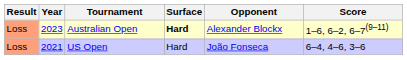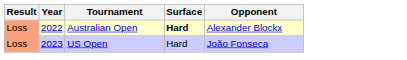- column: (353, 11)
(52, 29) 2023 -> (52, 27) 2022
(52, 46) 2021 -> (52, 43) 2023
